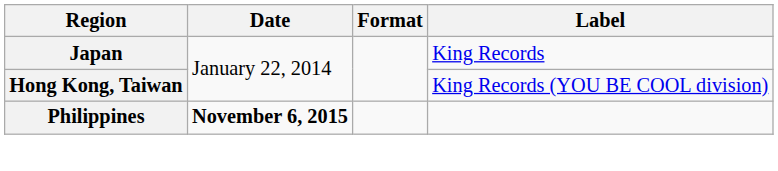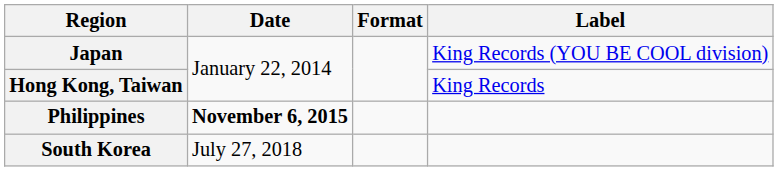(488, 52) King Records -> (600, 52) King Records (YOU BE COOL division)
(600, 85) King Records (YOU BE COOL division) -> (488, 85) King Records
+ row: (96, 149)
